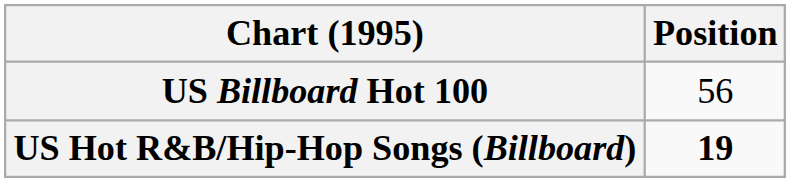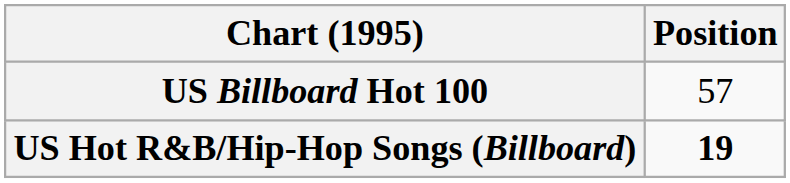(715, 90) 56 -> (715, 90) 57
